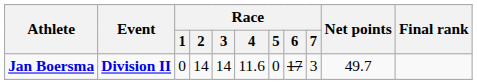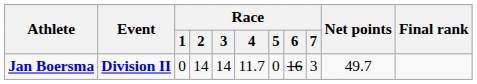(252, 67) 11.6 -> (252, 67) 11.7
(295, 67) 17 -> (295, 67) 16
